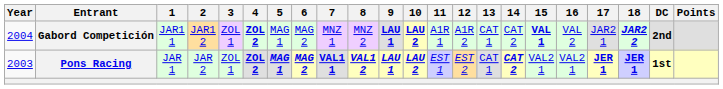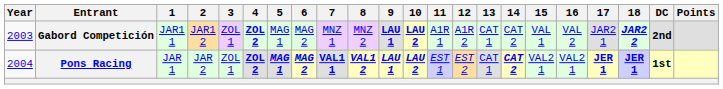(20, 36) 2004 -> (20, 36) 2003
(541, 36) bold -> (541, 36) normal
(20, 64) 2003 -> (20, 64) 2004
